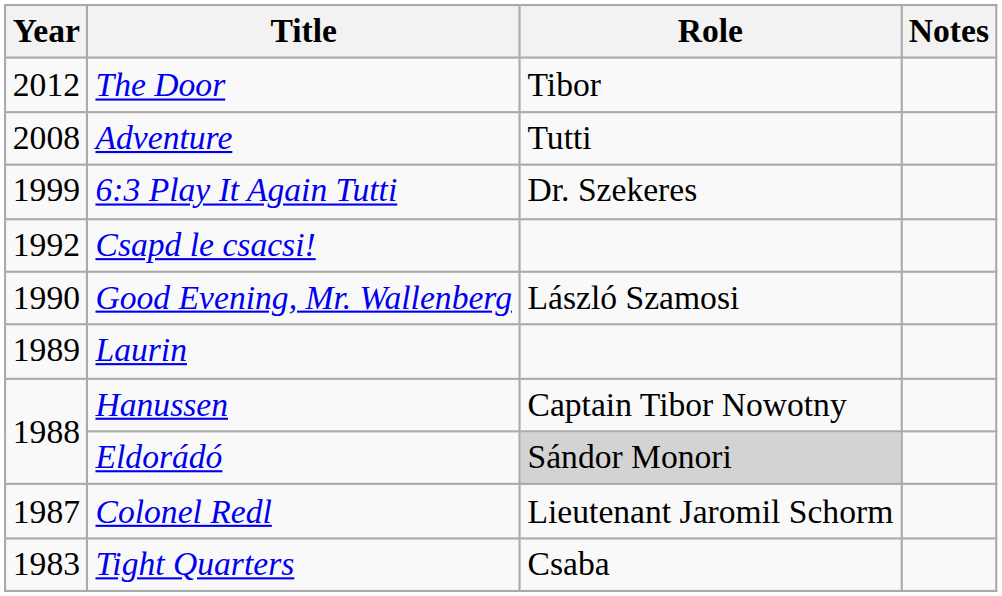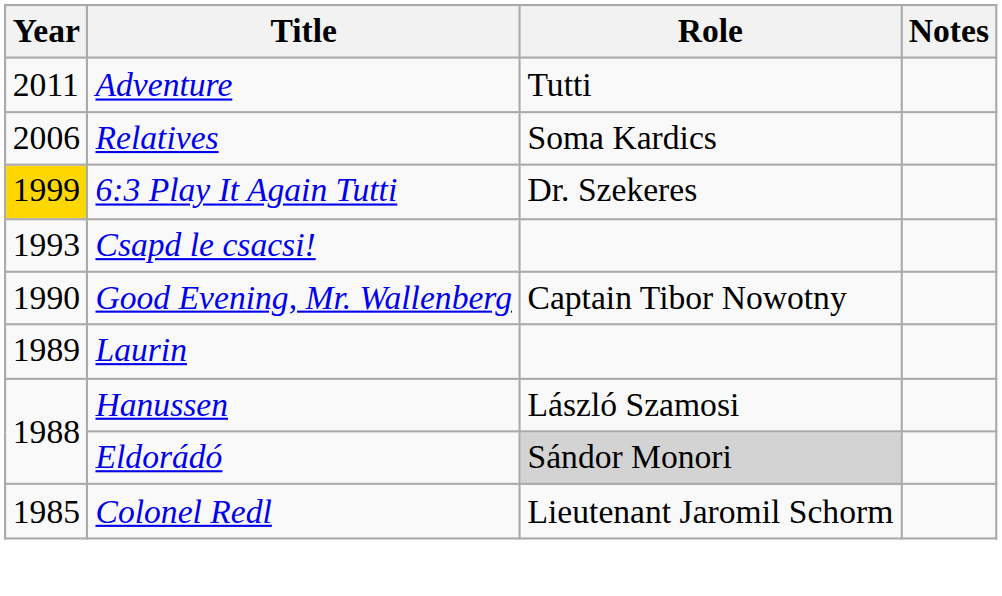- row: (160, 84)
(46, 137) 2008 -> (46, 84) 2011
+ row: (157, 137)
(46, 191) no background -> (46, 191) gold background
(46, 244) 1992 -> (46, 244) 1993
(633, 297) László Szamosi -> (687, 297) Captain Tibor Nowotny
(687, 404) Captain Tibor Nowotny -> (633, 404) László Szamosi
(46, 510) 1987 -> (46, 510) 1985
- row: (195, 564)
